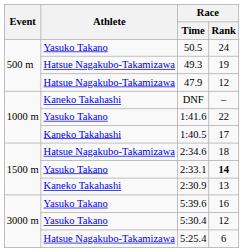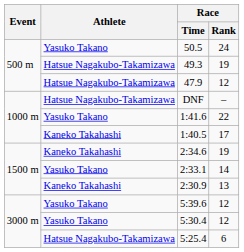(82, 100) Kaneko Takahashi -> (109, 100) Hatsue Nagakubo-Takamizawa
(109, 152) Hatsue Nagakubo-Takamizawa -> (82, 152) Kaneko Takahashi
(224, 152) 18 -> (224, 152) 19
(224, 169) bold -> (224, 169) normal
(224, 204) 16 -> (224, 204) 12
